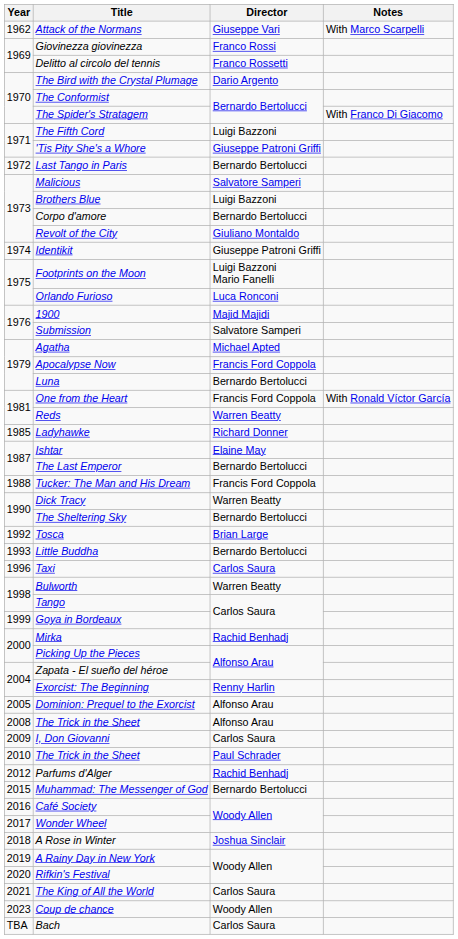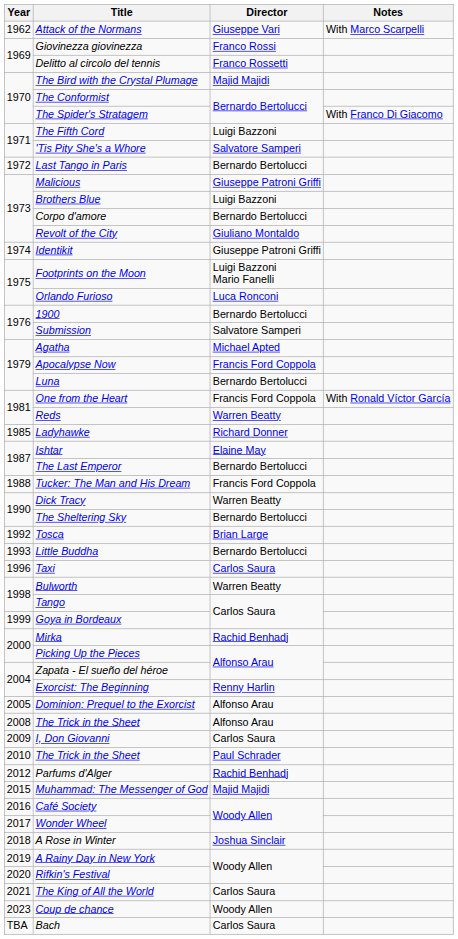(246, 81) Dario Argento -> (241, 81) Majid Majidi
(267, 149) Giuseppe Patroni Griffi -> (257, 149) Salvatore Samperi
(257, 183) Salvatore Samperi -> (267, 183) Giuseppe Patroni Griffi
(241, 314) Majid Majidi -> (260, 314) Bernardo Bertolucci
(260, 790) Bernardo Bertolucci -> (241, 790) Majid Majidi
